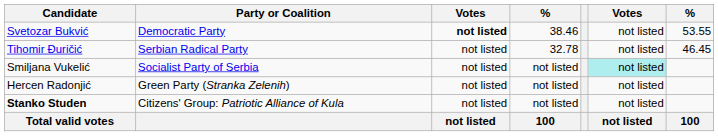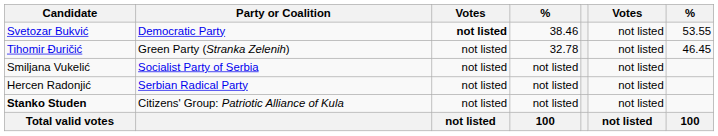(193, 49) Serbian Radical Party -> (214, 49) Green Party (Stranka Zelenih)
(641, 67) paleturquoise background -> (641, 67) no background
(214, 85) Green Party (Stranka Zelenih) -> (193, 85) Serbian Radical Party
